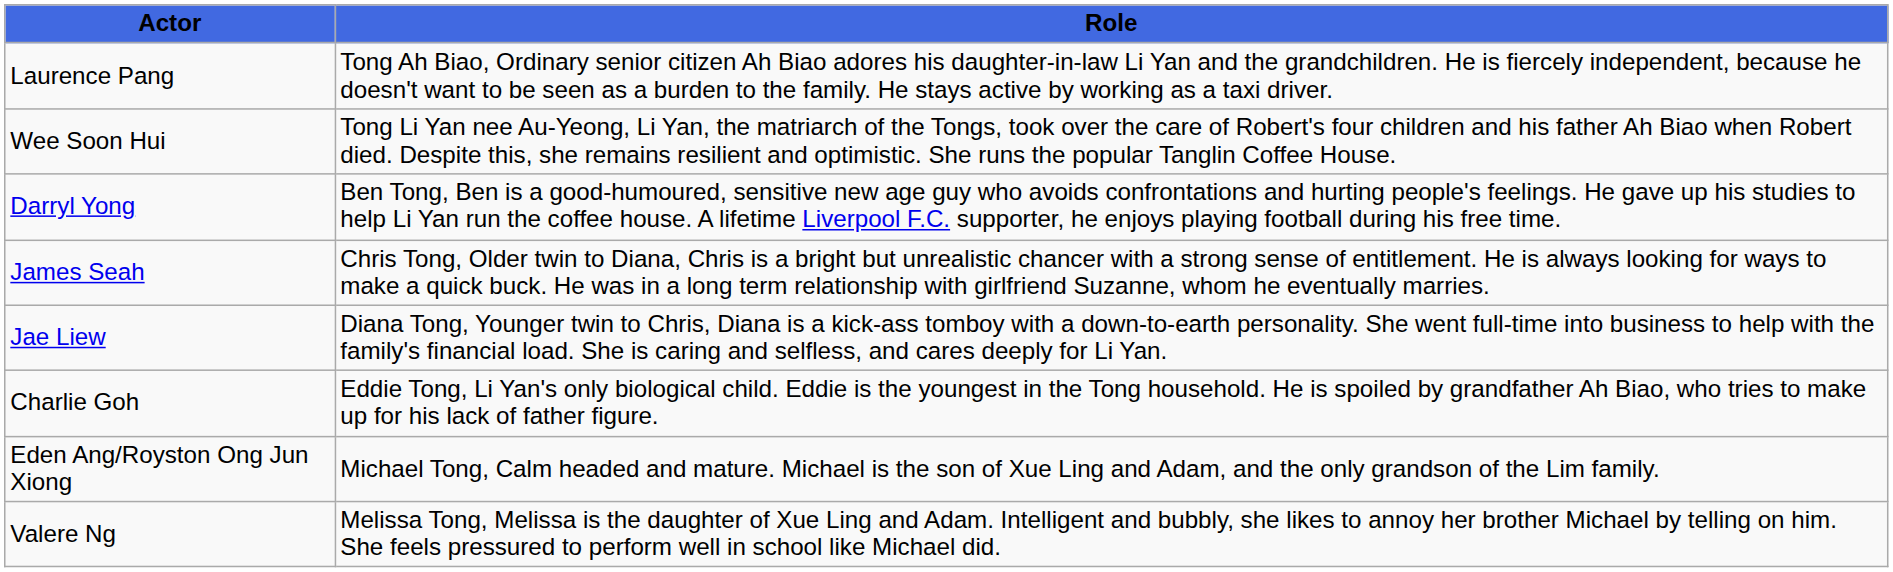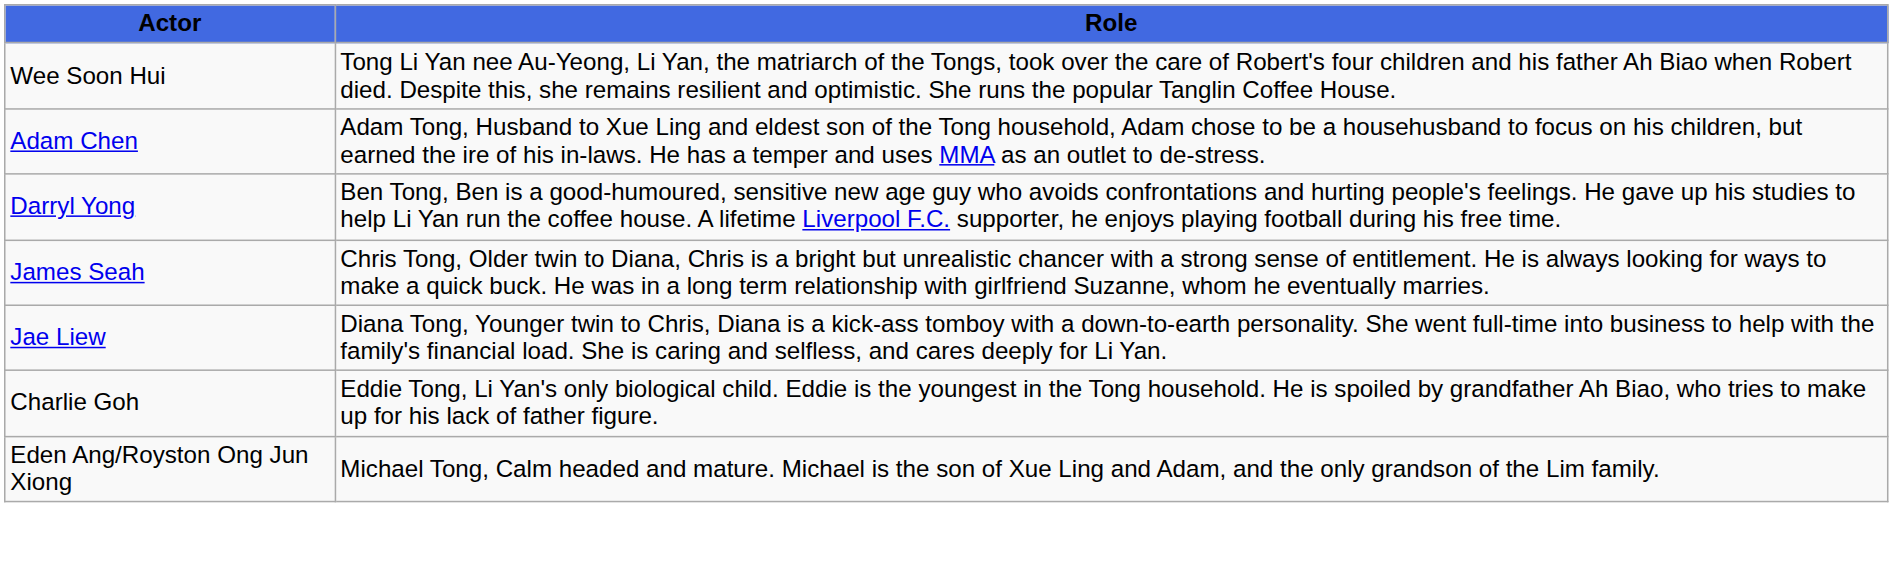- row: (92, 75)
+ row: (74, 141)
- row: (63, 534)
